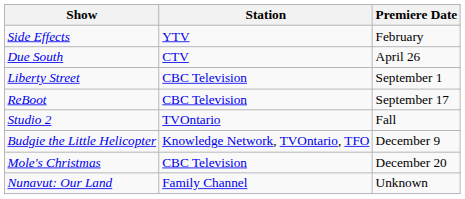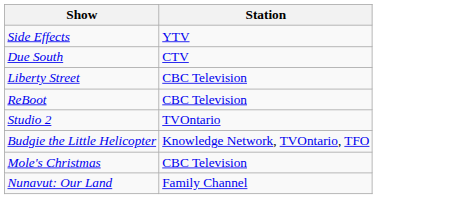- column: (416, 15)
